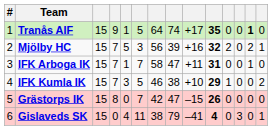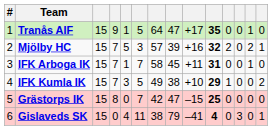(174, 30) 74 -> (174, 30) 47
(251, 30) bold -> (251, 30) normal
(157, 47) 56 -> (157, 47) 57
(174, 64) 47 -> (174, 64) 45
(157, 82) 46 -> (157, 82) 49
(214, 99) 26 -> (214, 99) 25
